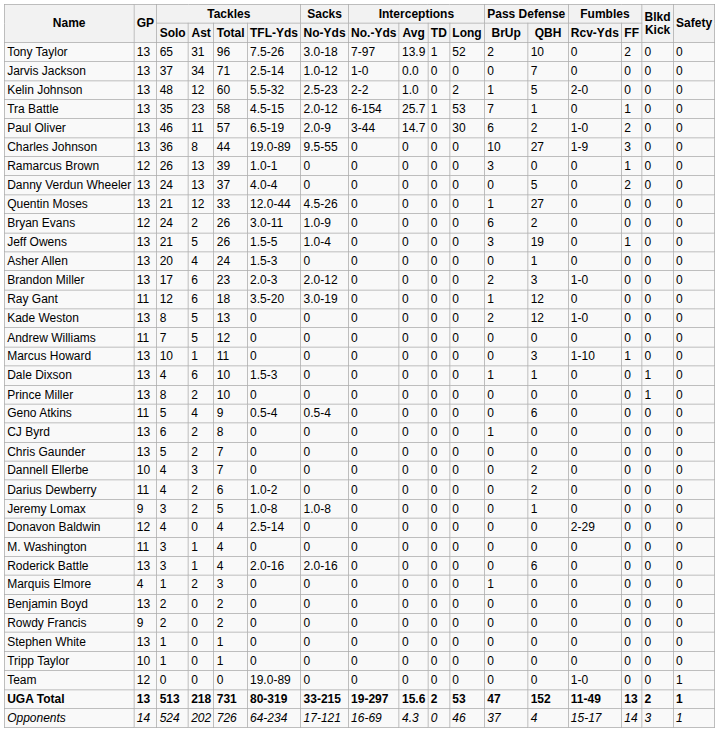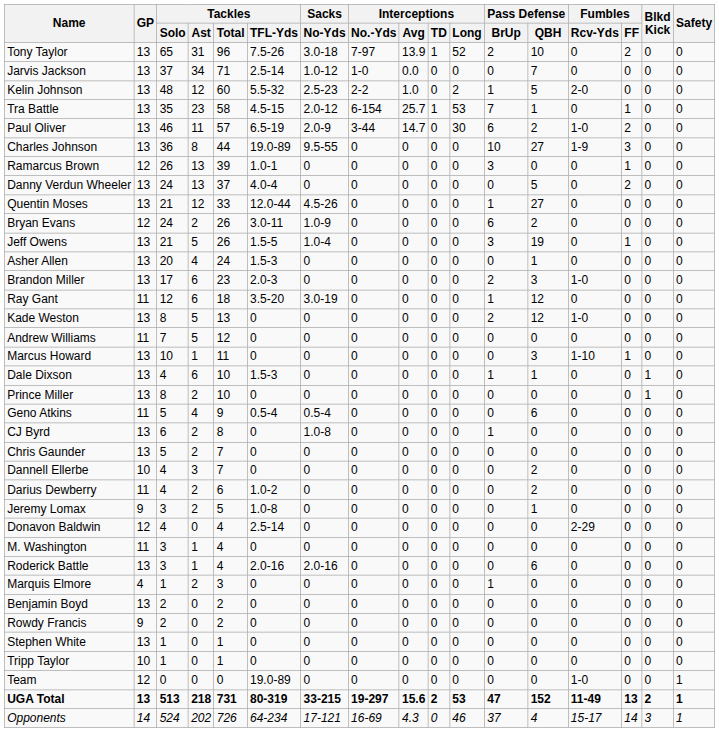(321, 280) 2.0-12 -> (307, 280) 0
(307, 432) 0 -> (317, 432) 1.0-8
(317, 508) 1.0-8 -> (307, 508) 0
